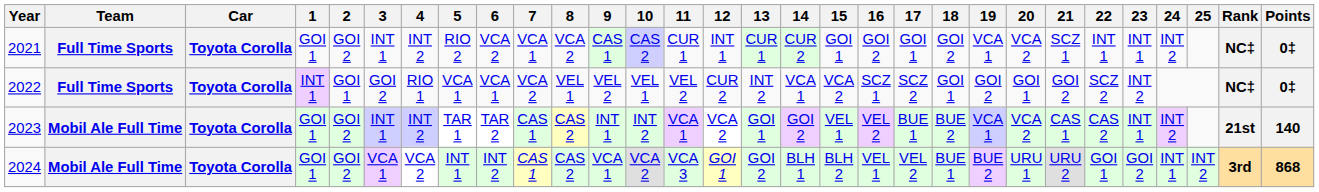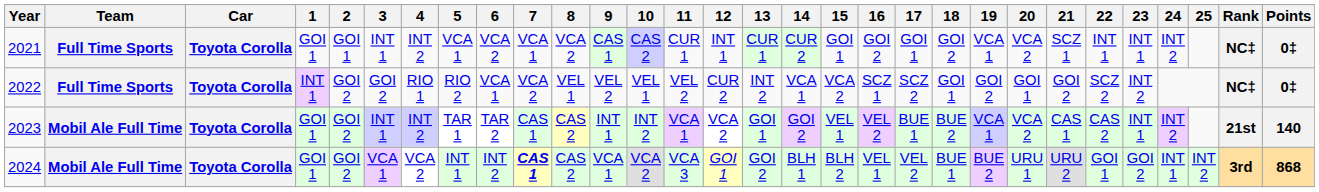(347, 47) GOI 2 -> (347, 47) GOI 1
(457, 47) RIO 2 -> (457, 47) VCA 1
(347, 87) GOI 1 -> (347, 87) GOI 2
(457, 87) VCA 1 -> (457, 87) RIO 2
(532, 167) normal -> (533, 167) bold
